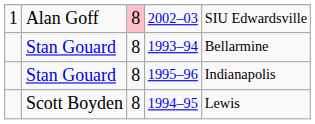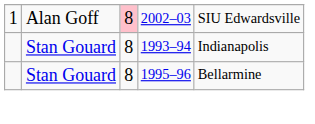(237, 47) Bellarmine -> (233, 47) Indianapolis
(240, 75) Indianapolis -> (230, 75) Bellarmine
- row: (173, 103)
